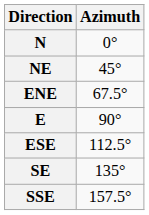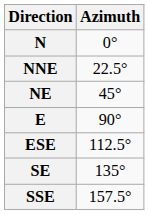+ row: (40, 68)
- row: (40, 94)
